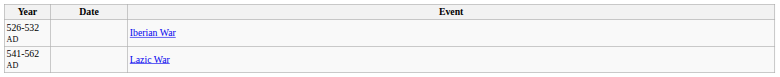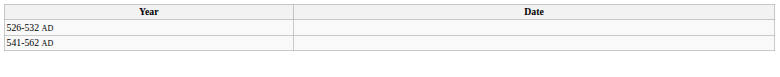- column: (451, 12)
